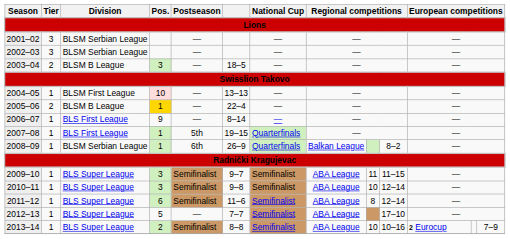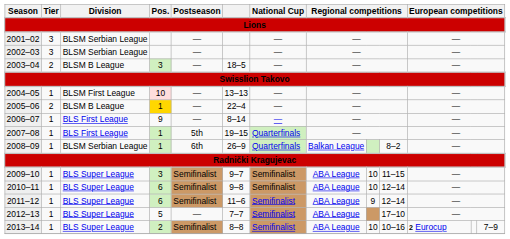(373, 174) 11 -> (373, 174) 10
(160, 187) 3 -> (160, 187) 6
(373, 200) 8 -> (373, 200) 9
